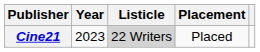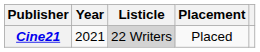(90, 36) 2023 -> (90, 36) 2021
